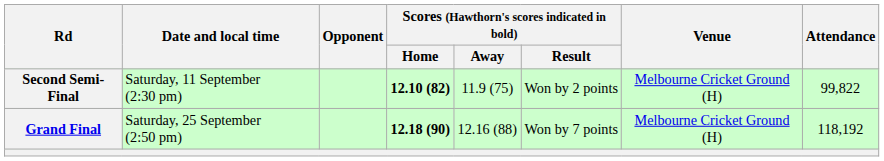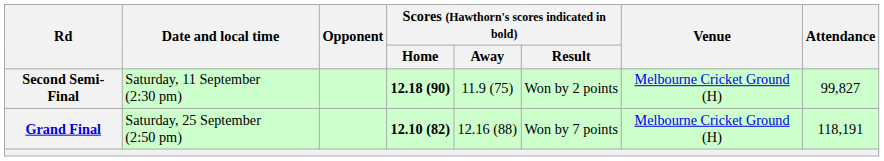(420, 88) 12.10 (82) -> (420, 88) 12.18 (90)
(840, 88) 99,822 -> (840, 88) 99,827
(420, 129) 12.18 (90) -> (420, 129) 12.10 (82)
(840, 129) 118,192 -> (840, 129) 118,191
